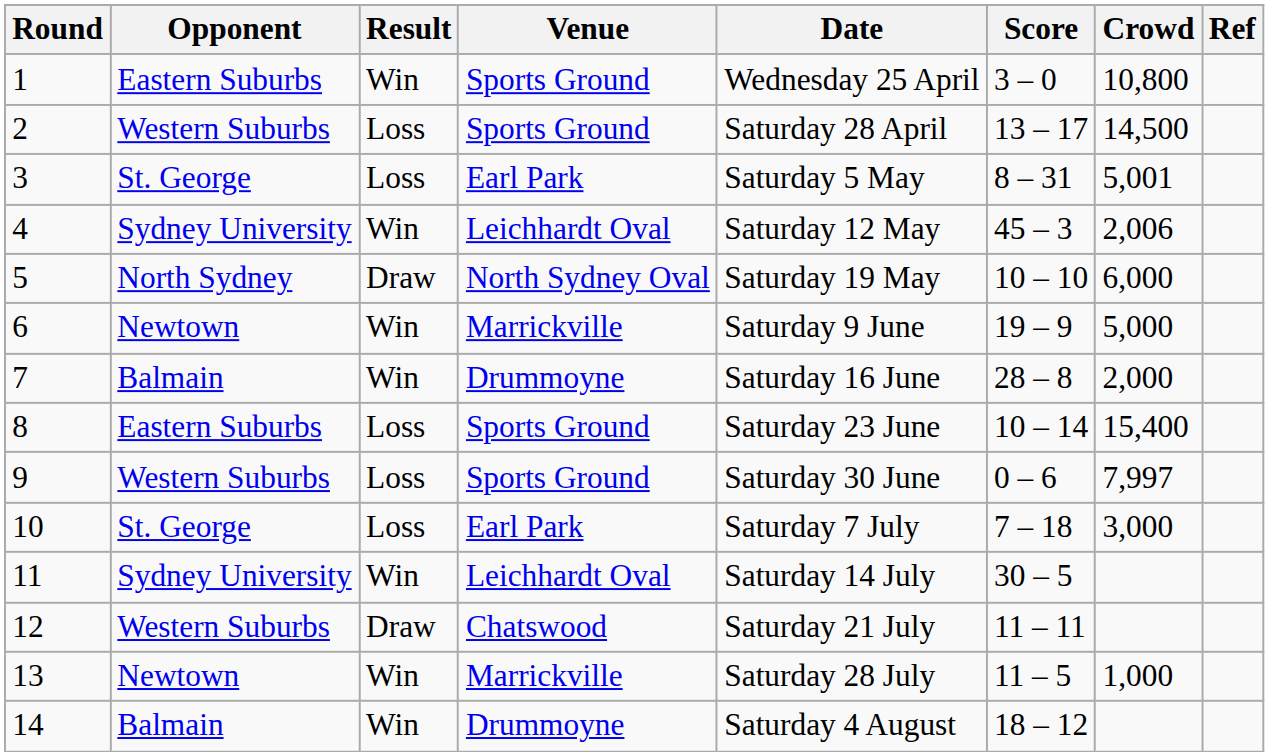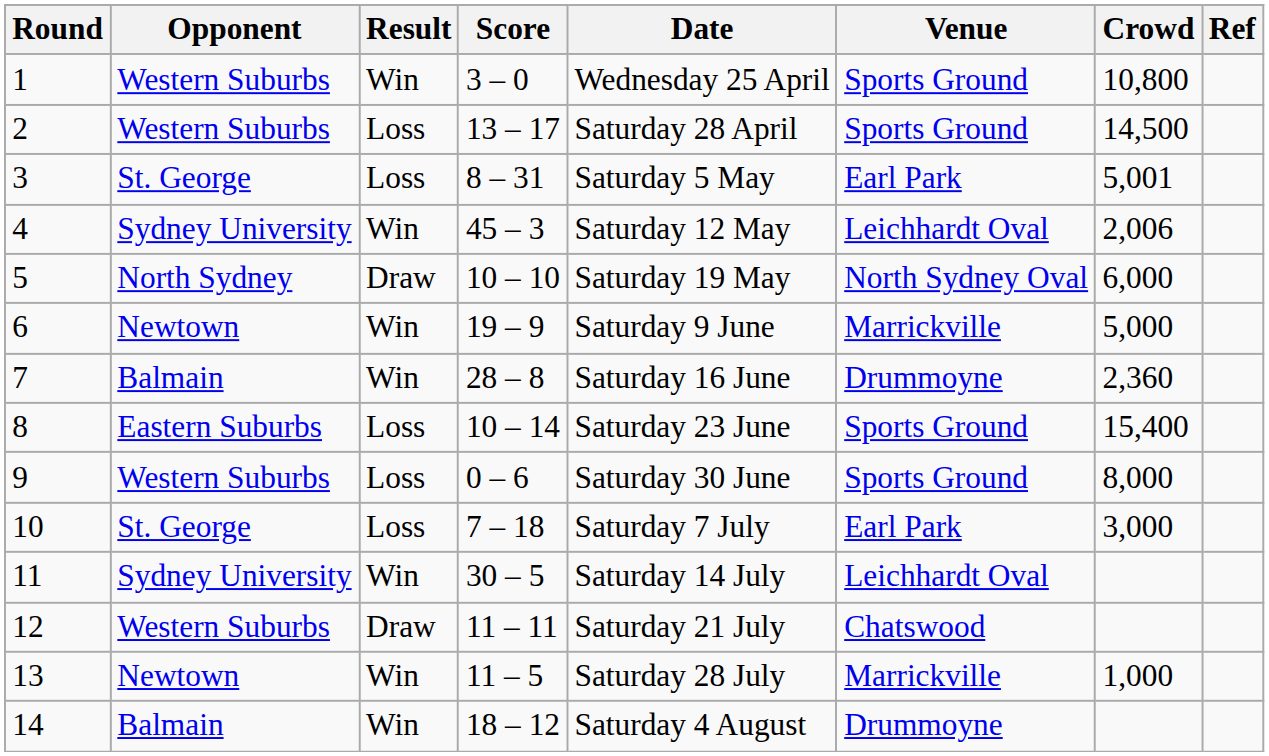columns swapped: (1041, 29) <-> (588, 29)
(220, 79) Eastern Suburbs -> (224, 79) Western Suburbs
(1138, 377) 2,000 -> (1138, 377) 2,360
(1138, 476) 7,997 -> (1138, 476) 8,000
